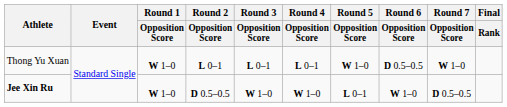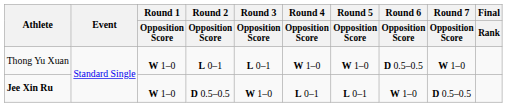(307, 66) L 0–1 -> (307, 66) W 1–0
(307, 94) W 1–0 -> (307, 94) L 0–1
